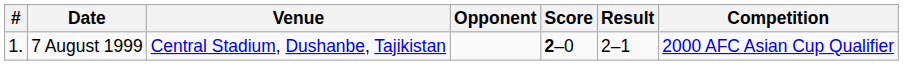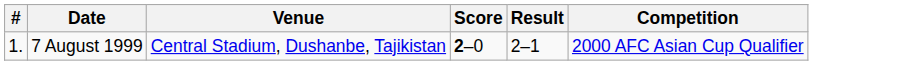- column: (495, 18)
